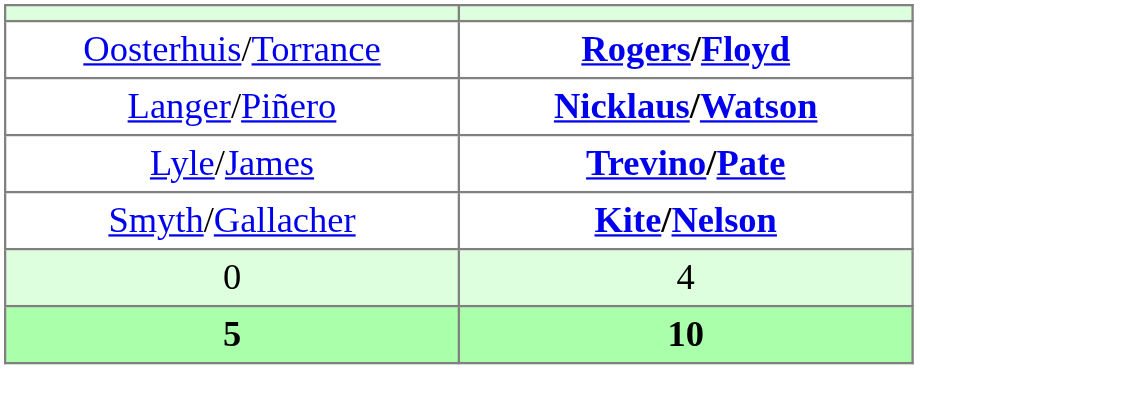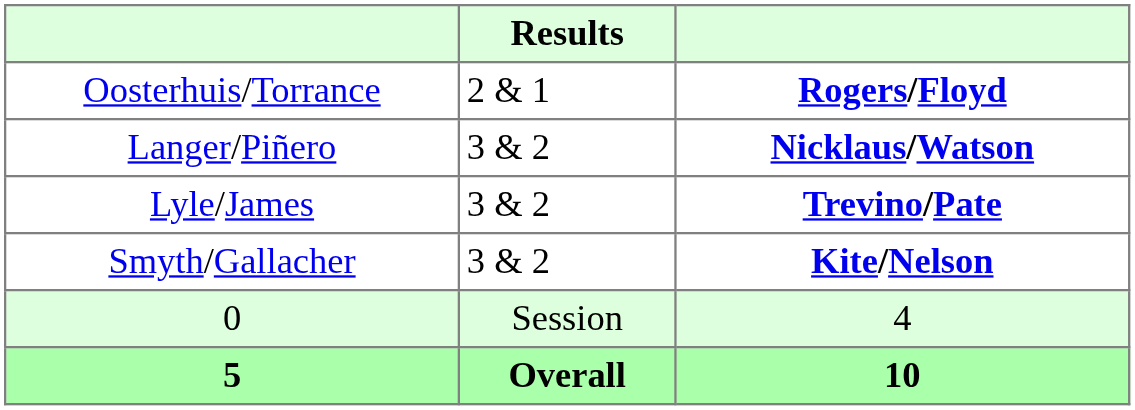+ column: (567, 32)
